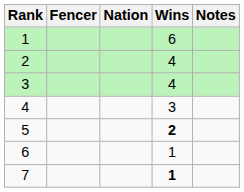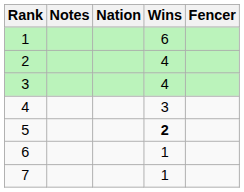columns swapped: (73, 15) <-> (216, 15)
(172, 175) bold -> (165, 175) normal
